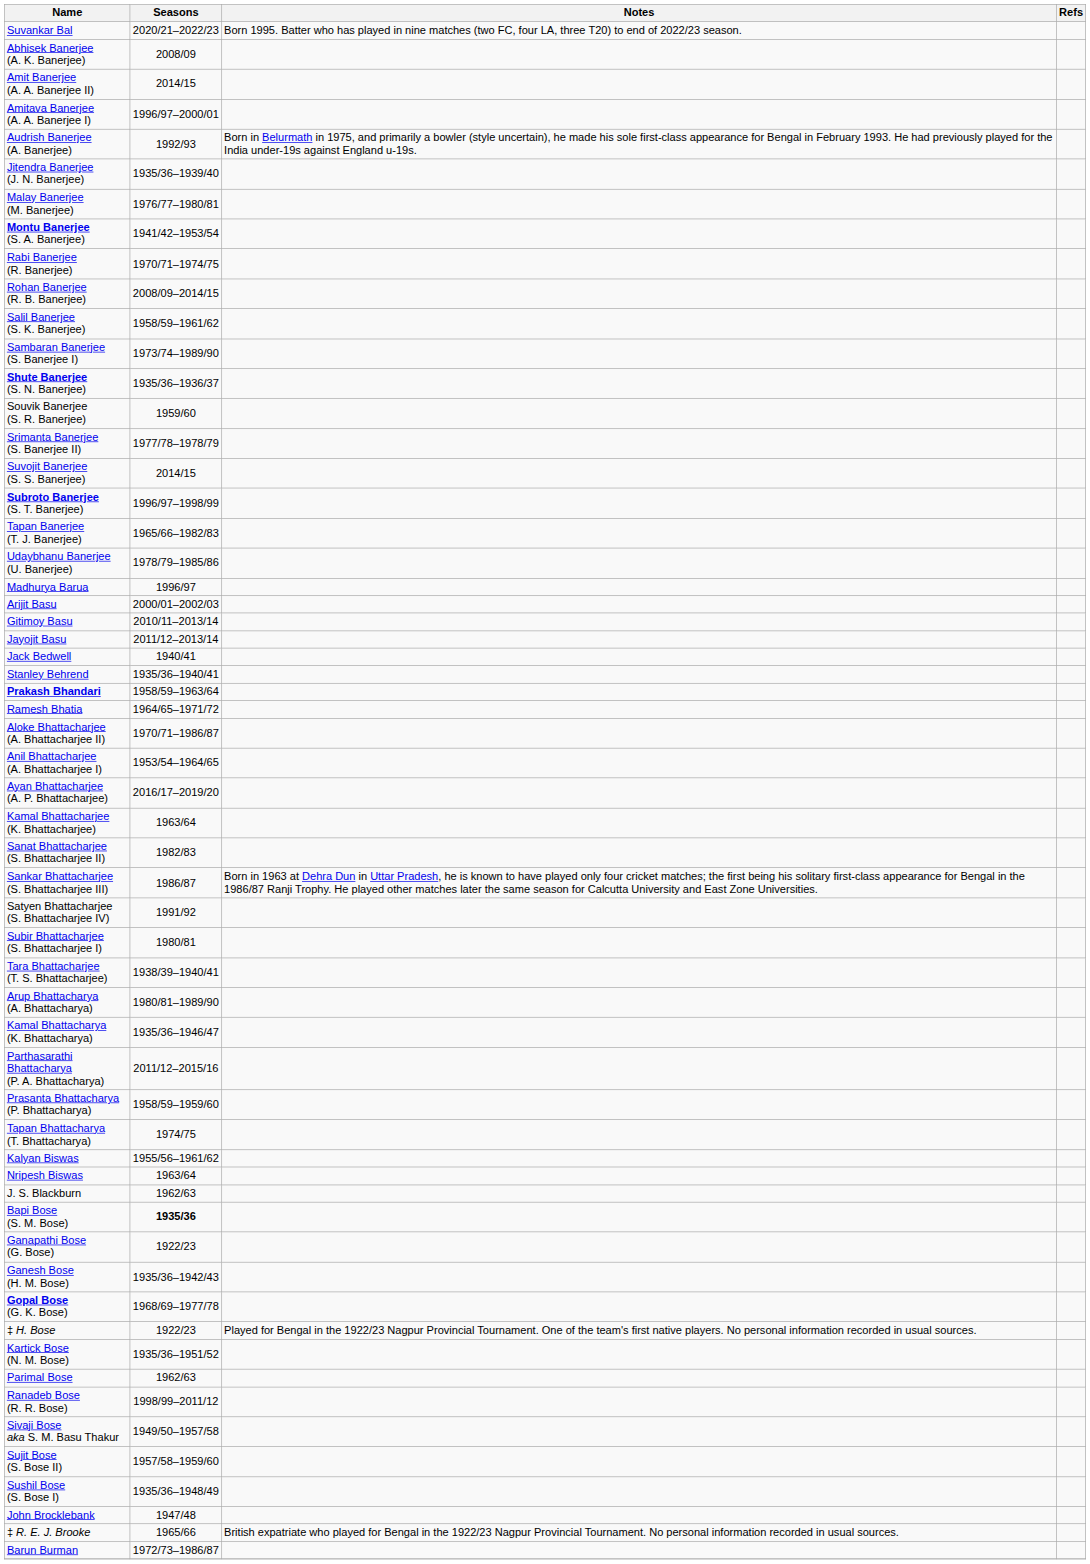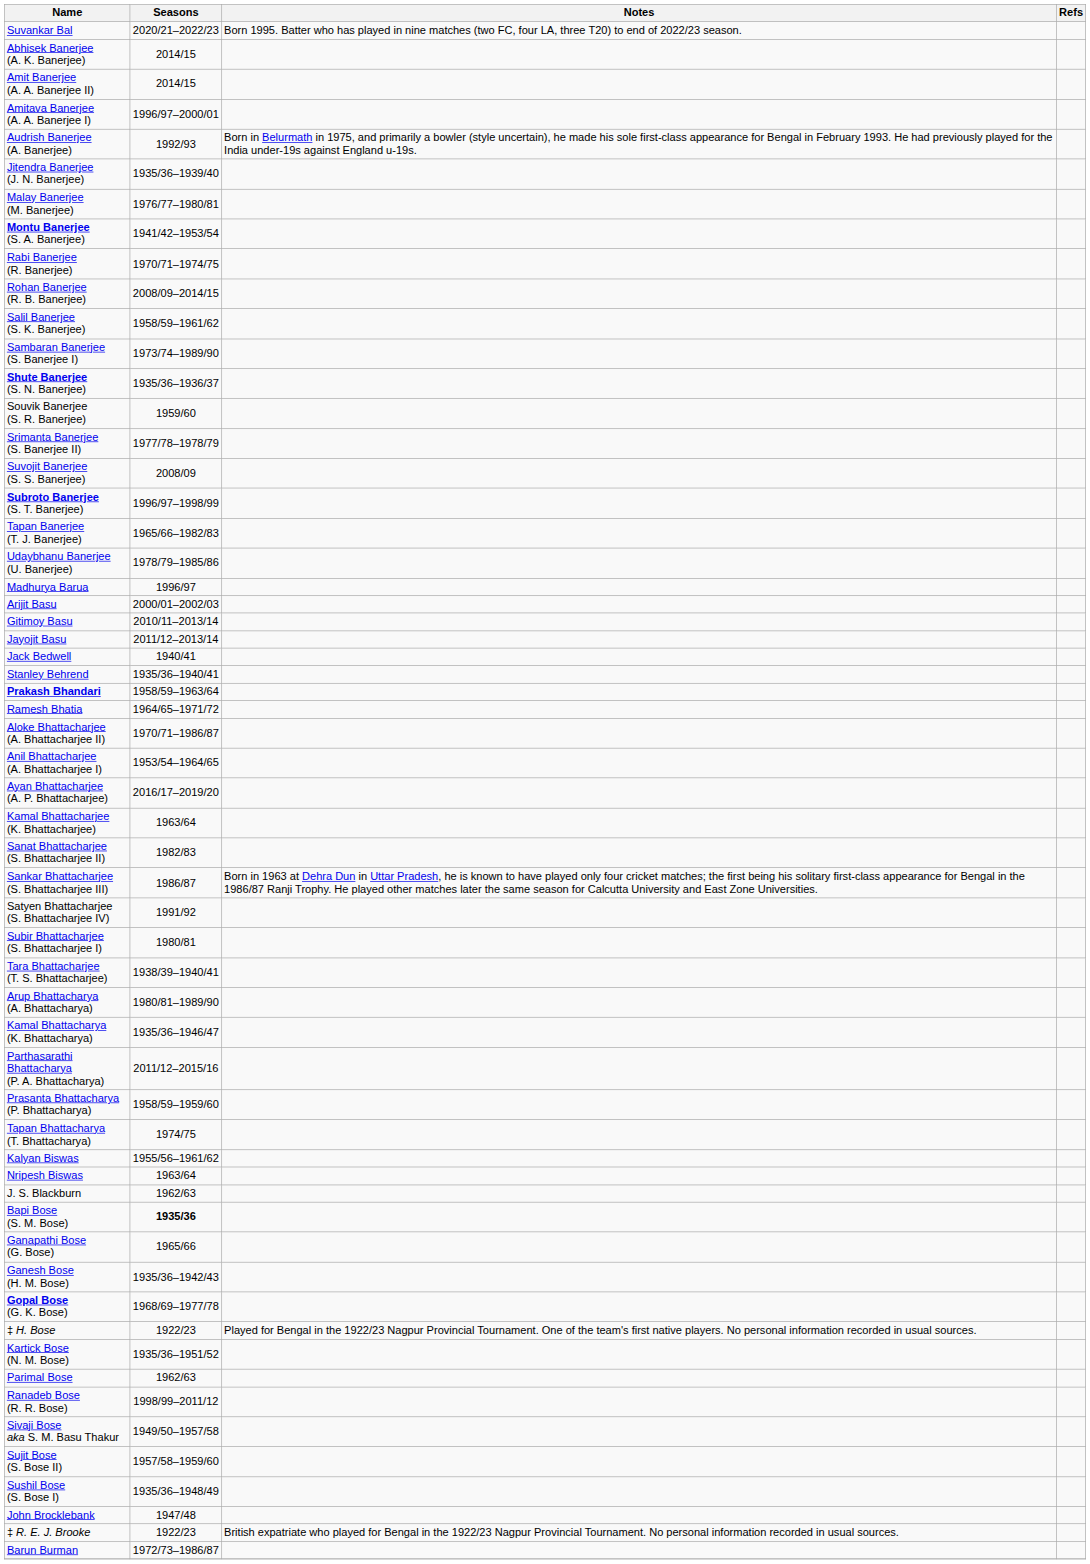(176, 54) 2008/09 -> (176, 54) 2014/15
(176, 473) 2014/15 -> (176, 473) 2008/09
(176, 1247) 1922/23 -> (176, 1247) 1965/66
(176, 1532) 1965/66 -> (176, 1532) 1922/23
